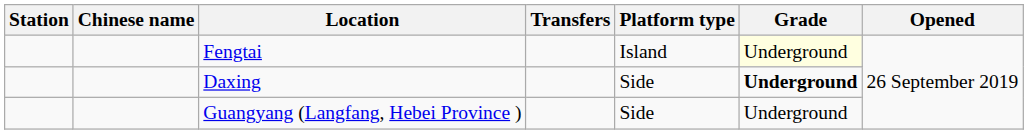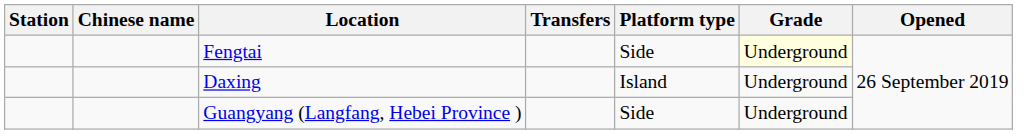(643, 50) Island -> (637, 50) Side
(637, 81) Side -> (643, 81) Island
(801, 81) bold -> (796, 81) normal
